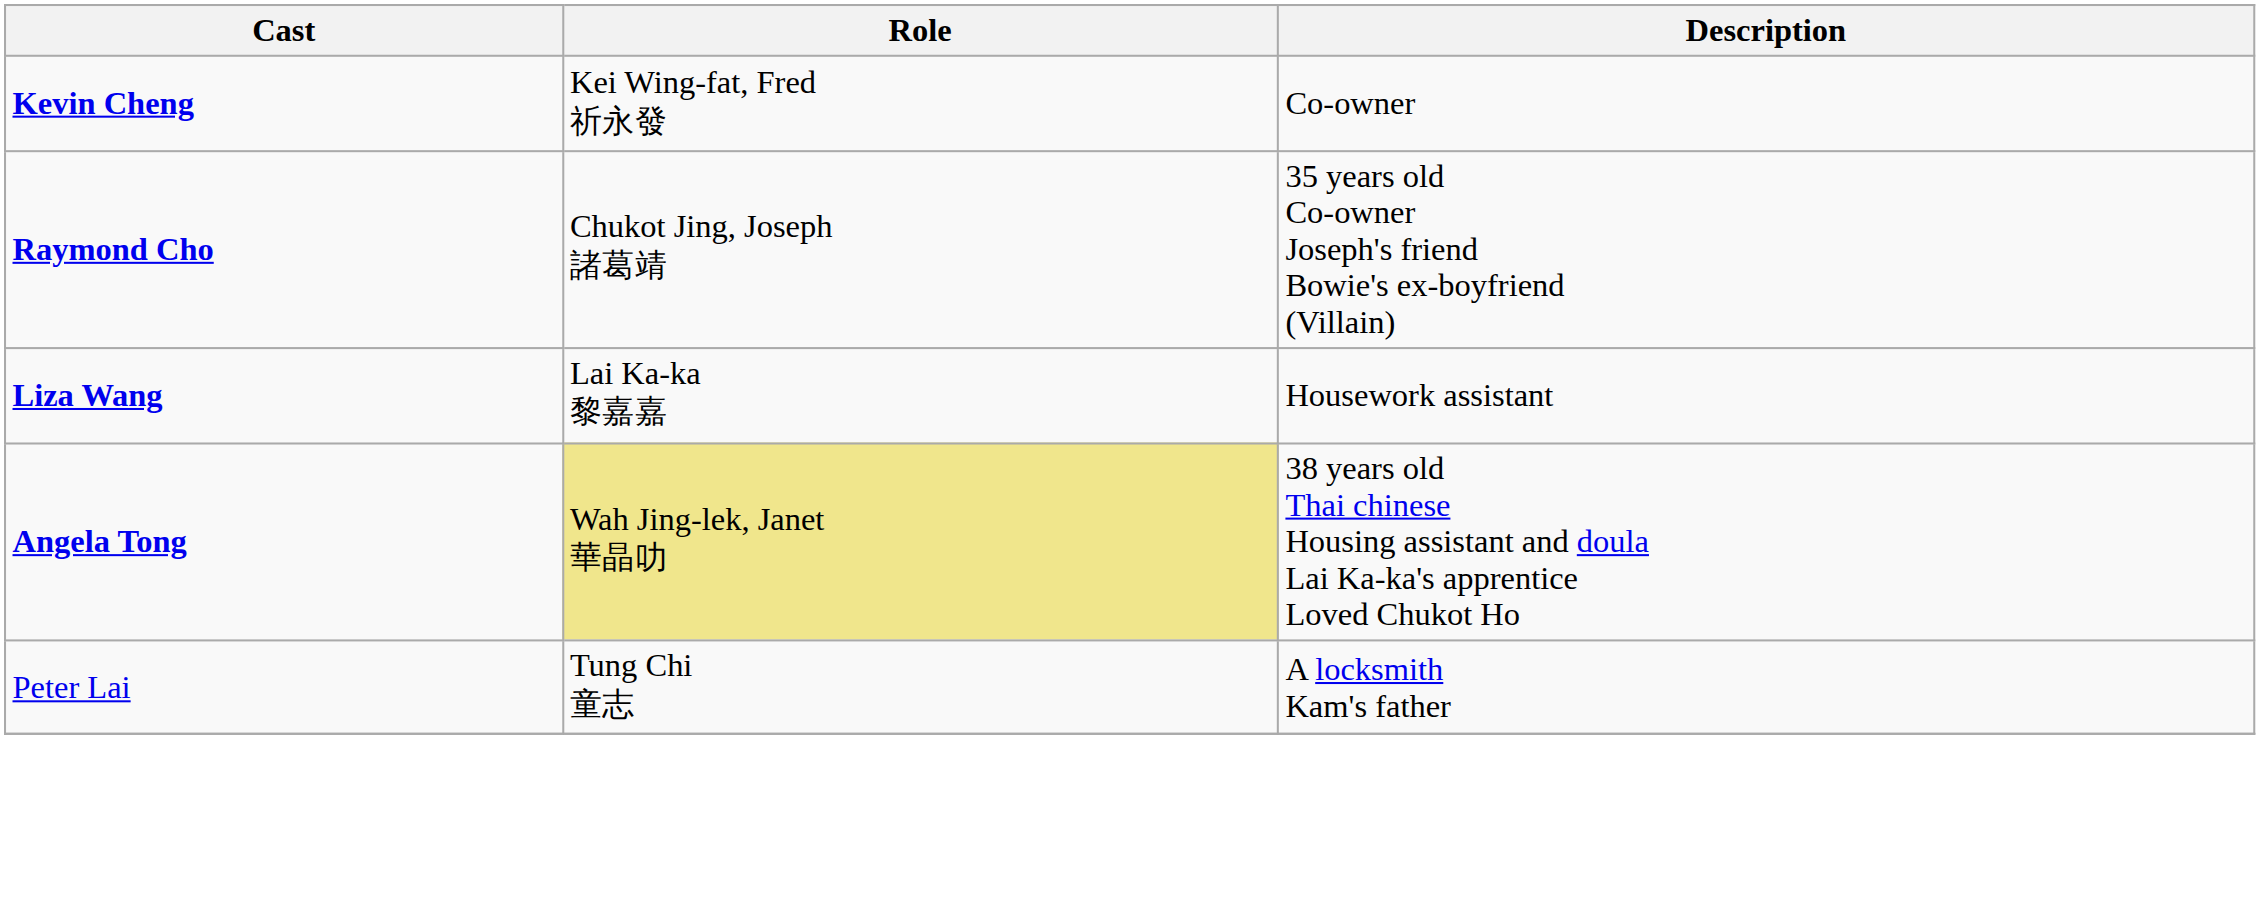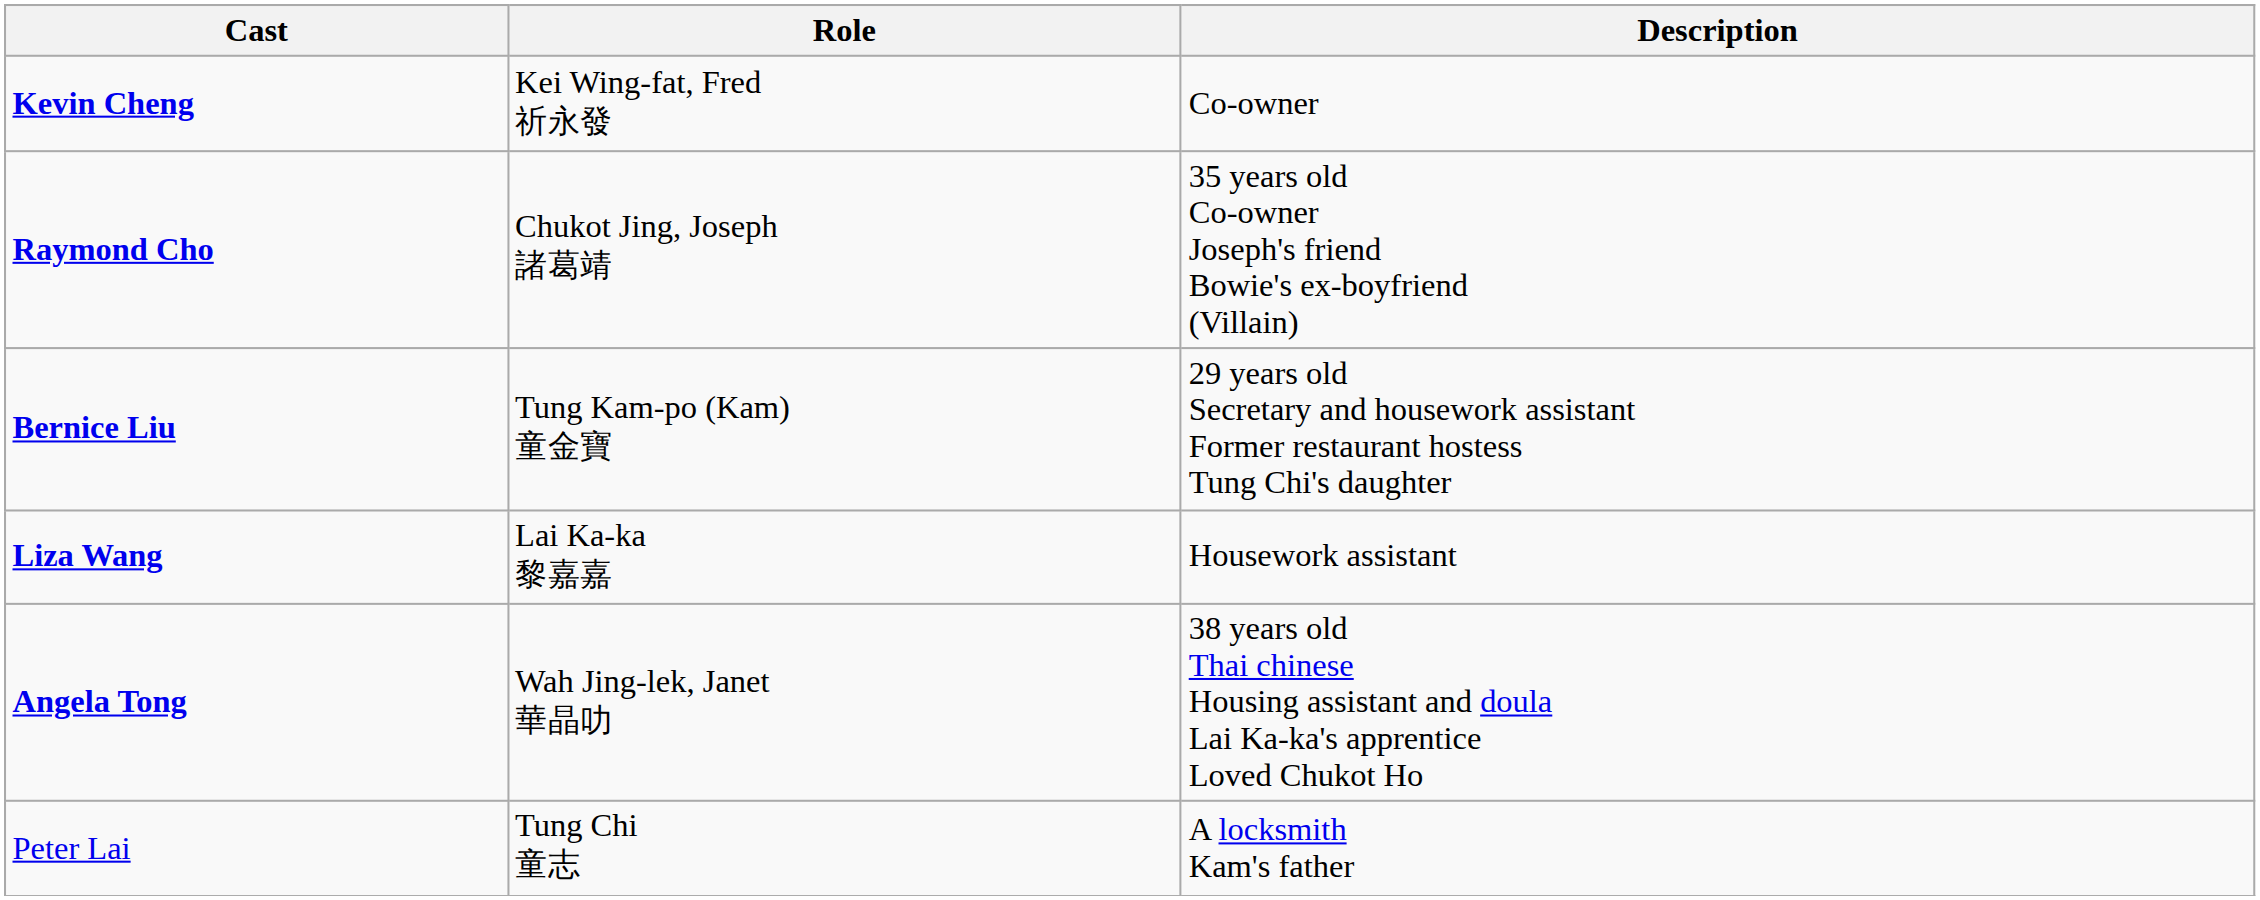+ row: (94, 428)
(697, 538) khaki background -> (642, 699) no background
